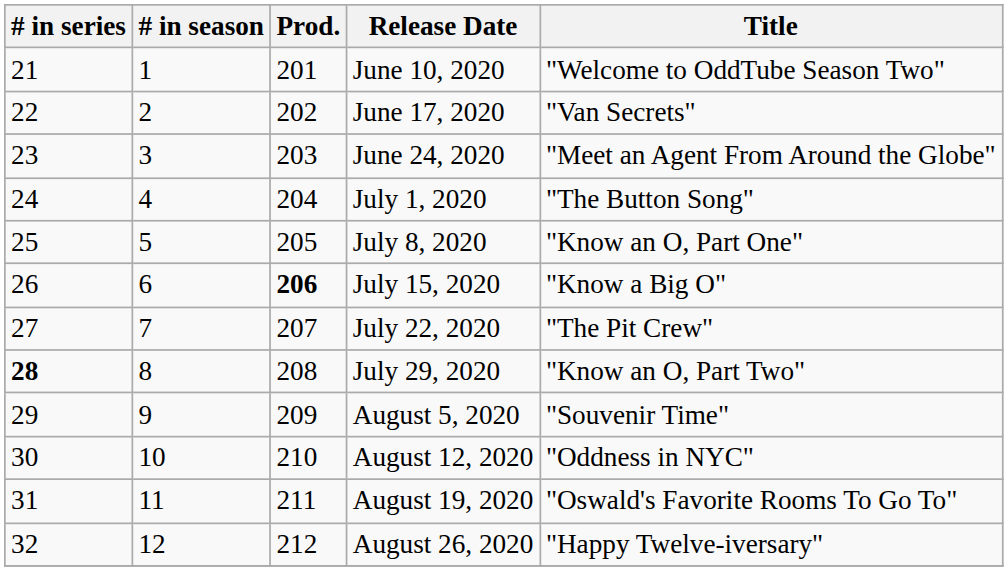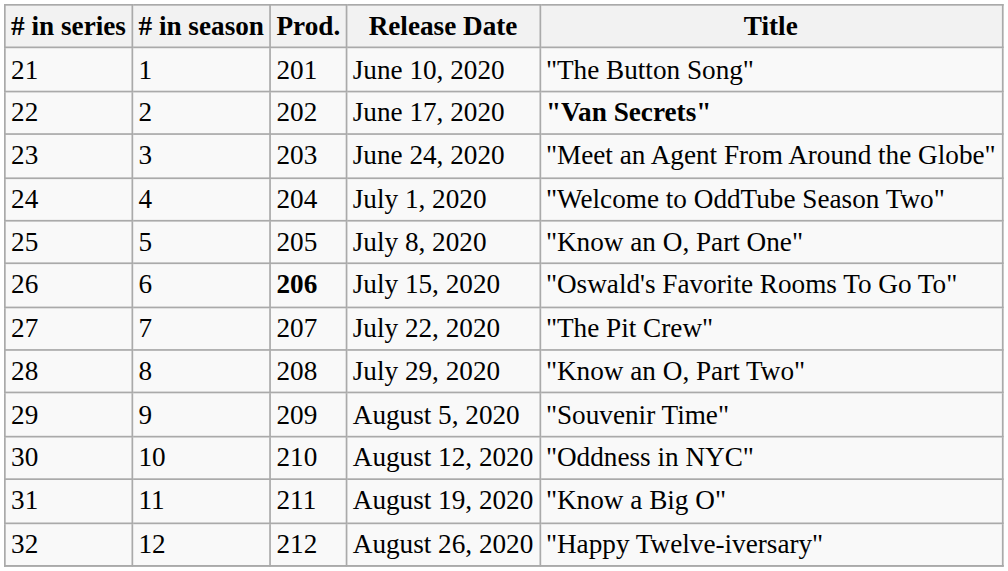(745, 69) "Welcome to OddTube Season Two" -> (650, 69) "The Button Song"
(621, 112) normal -> (629, 112) bold
(650, 198) "The Button Song" -> (745, 198) "Welcome to OddTube Season Two"
(636, 284) "Know a Big O" -> (752, 284) "Oswald's Favorite Rooms To Go To"
(25, 371) bold -> (25, 371) normal
(752, 500) "Oswald's Favorite Rooms To Go To" -> (636, 500) "Know a Big O"
